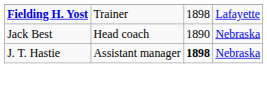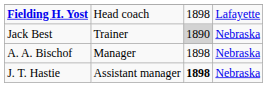(111, 14) Trainer -> (121, 14) Head coach
(121, 34) Head coach -> (111, 34) Trainer
(198, 34) no background -> (198, 34) lightgrey background
+ row: (40, 53)
